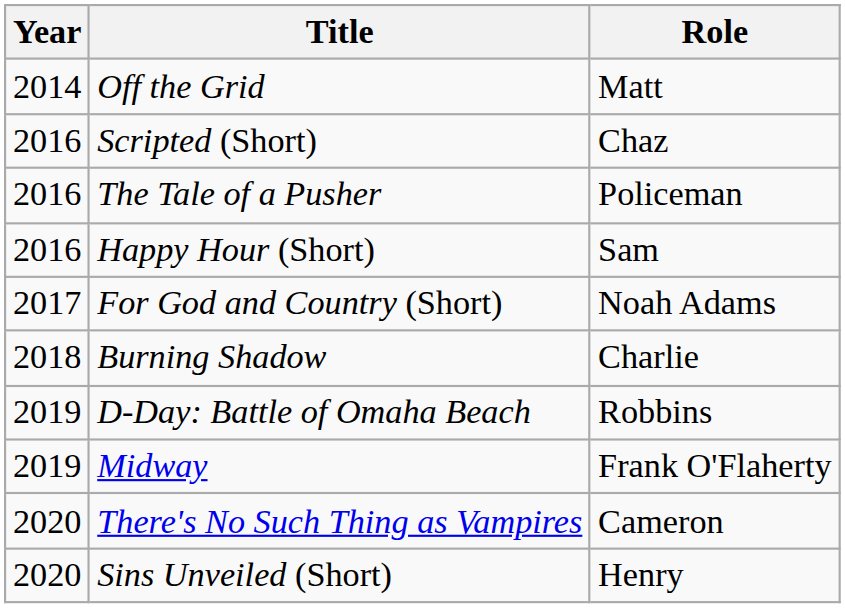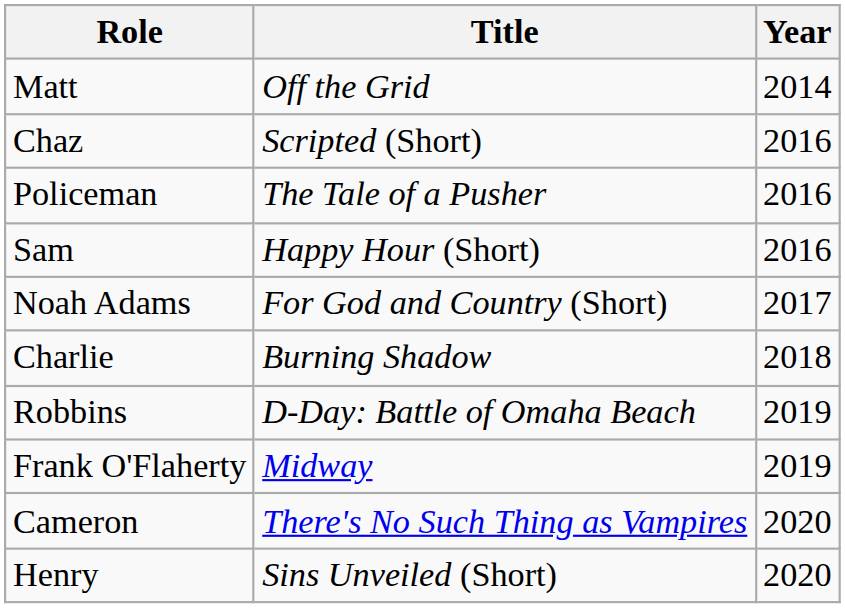columns swapped: (47, 31) <-> (715, 31)
